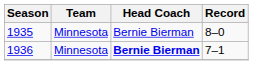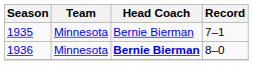(215, 32) 8–0 -> (215, 32) 7–1
(215, 50) 7–1 -> (215, 50) 8–0
